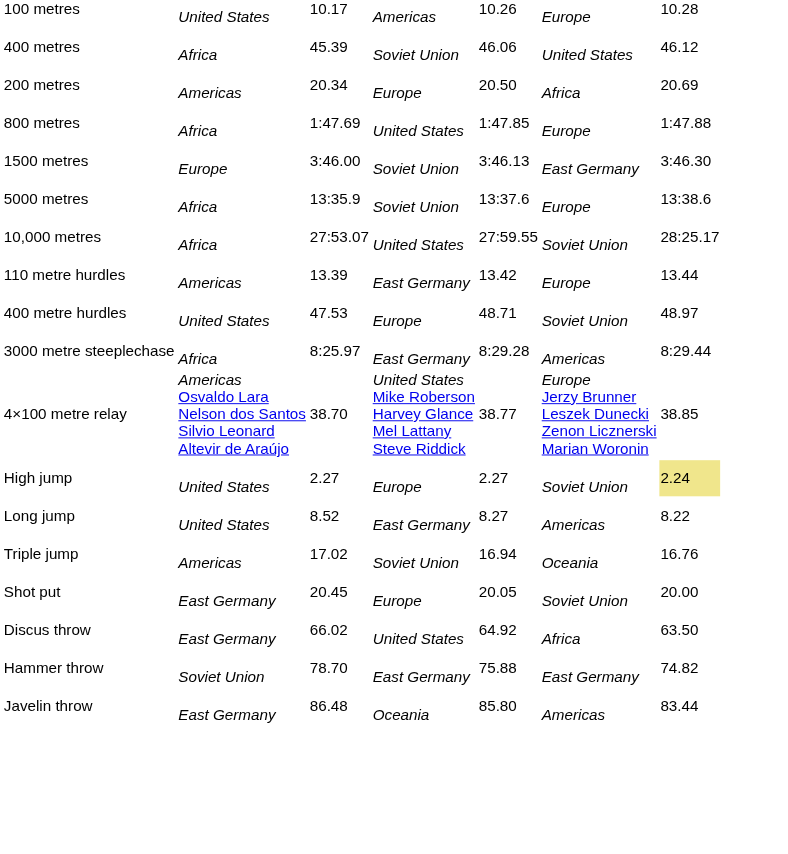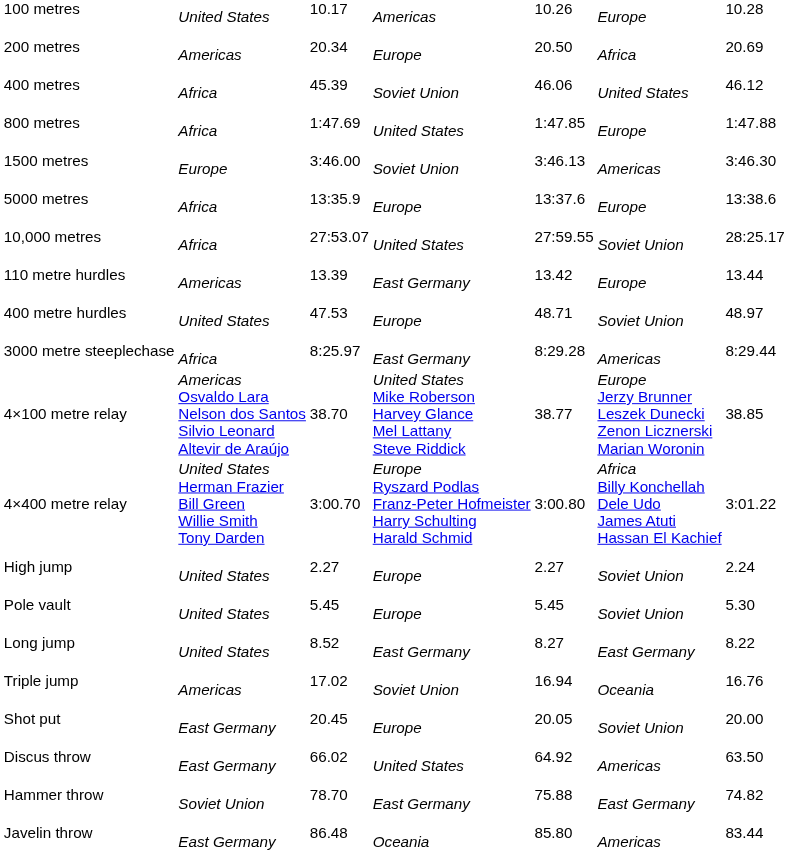rows swapped: (42, 84) <-> (42, 46)
(590, 169) East Germany -> (629, 169) Americas
(416, 207) Soviet Union -> (397, 207) Europe
+ row: (65, 503)
(675, 478) khaki background -> (740, 567) no background
+ row: (37, 605)
(573, 524) Americas -> (646, 652) East Germany
(561, 638) Africa -> (629, 766) Americas
